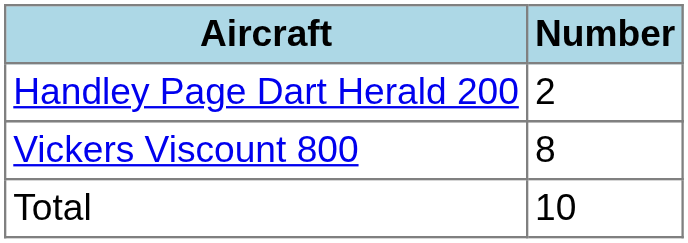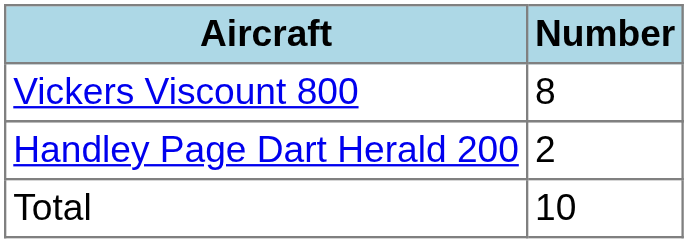rows swapped: (186, 149) <-> (266, 91)
